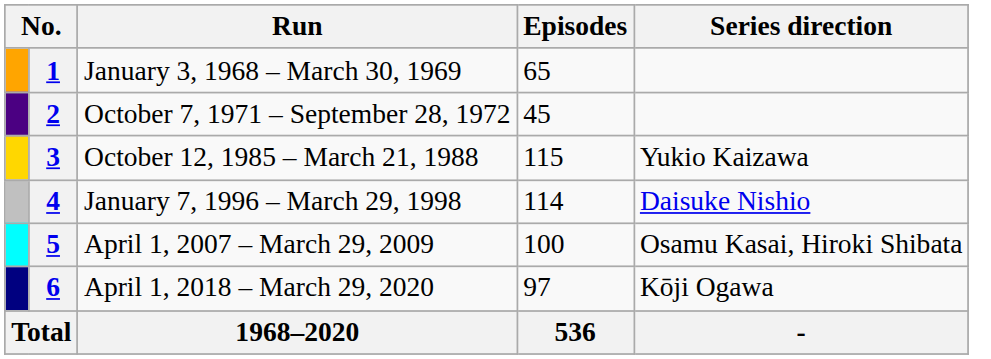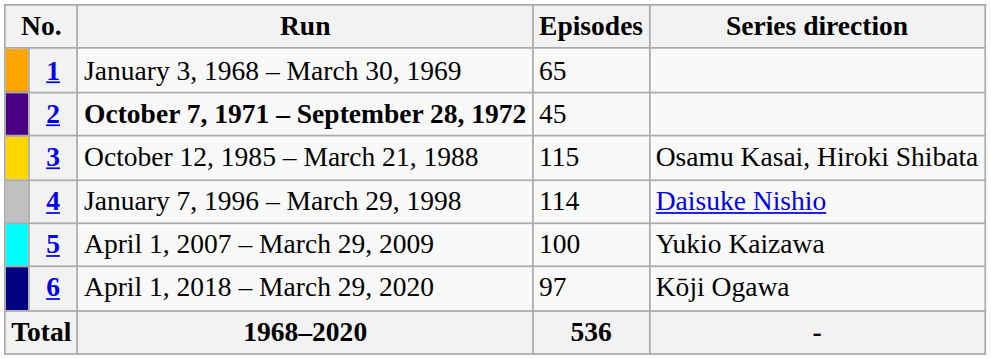(297, 113) normal -> (305, 113) bold
(724, 157) Yukio Kaizawa -> (817, 157) Osamu Kasai, Hiroki Shibata
(801, 244) Osamu Kasai, Hiroki Shibata -> (740, 244) Yukio Kaizawa
